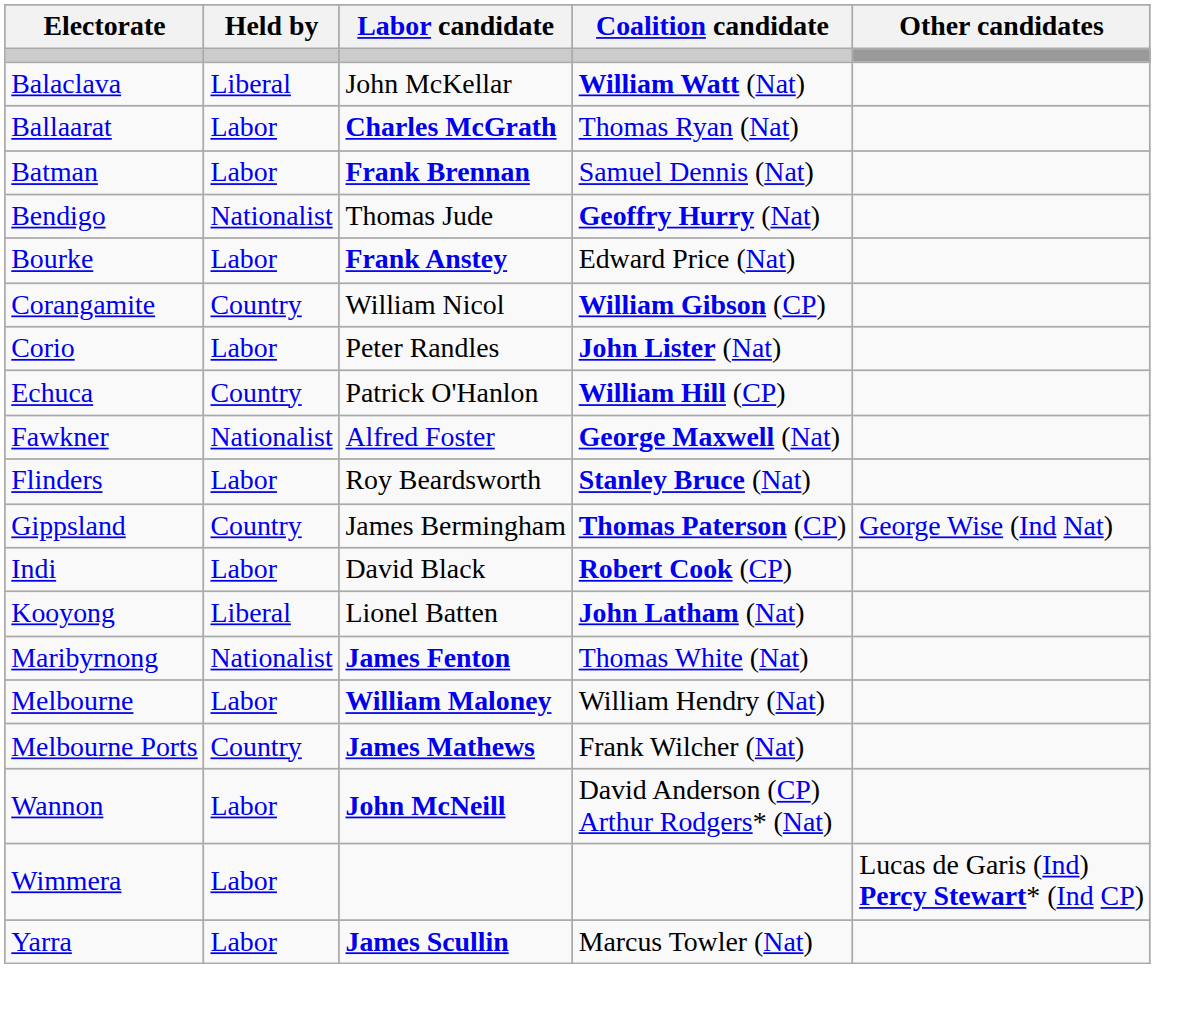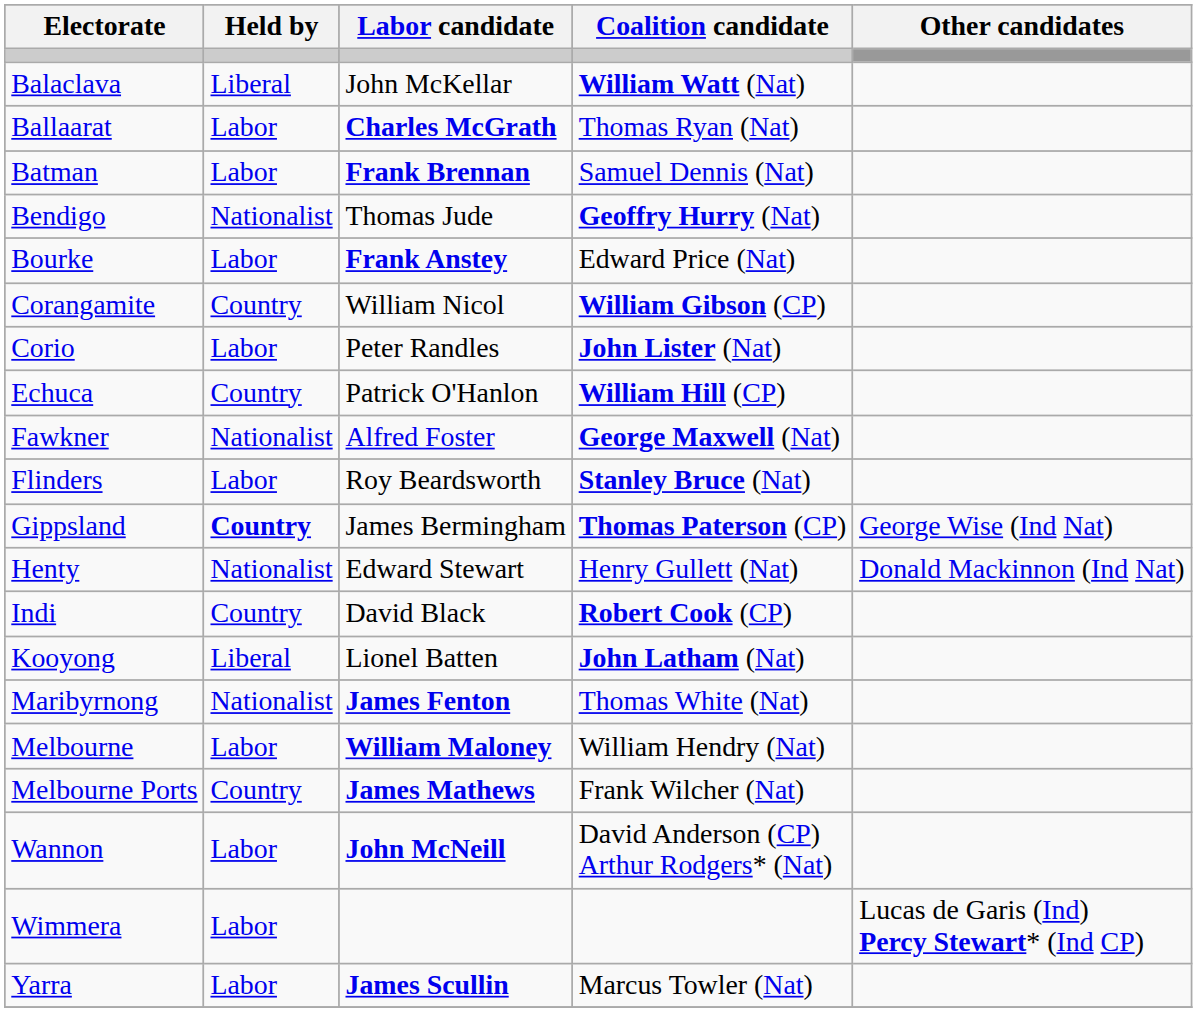(256, 525) normal -> (261, 525) bold
+ row: (45, 569)
(244, 569) Labor -> (256, 613) Country
